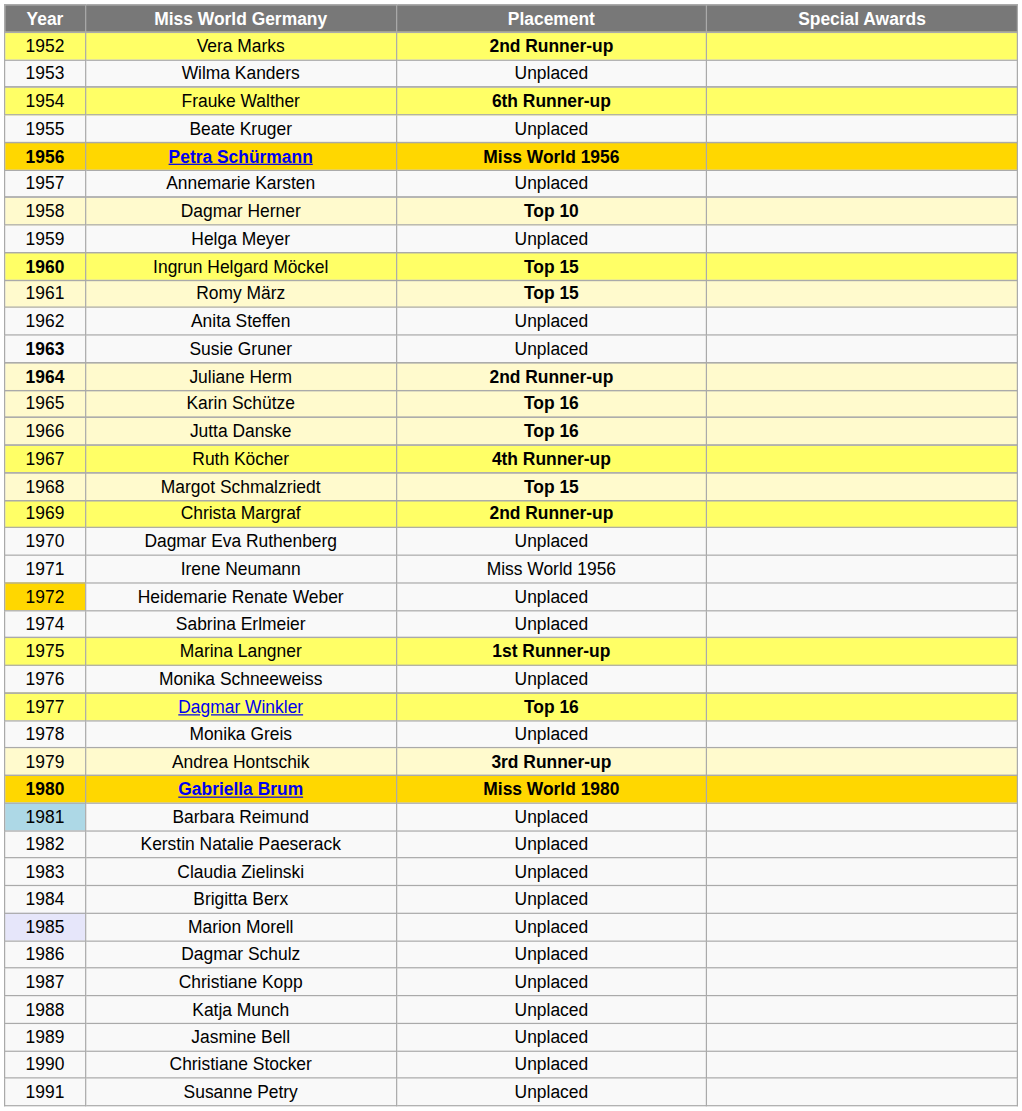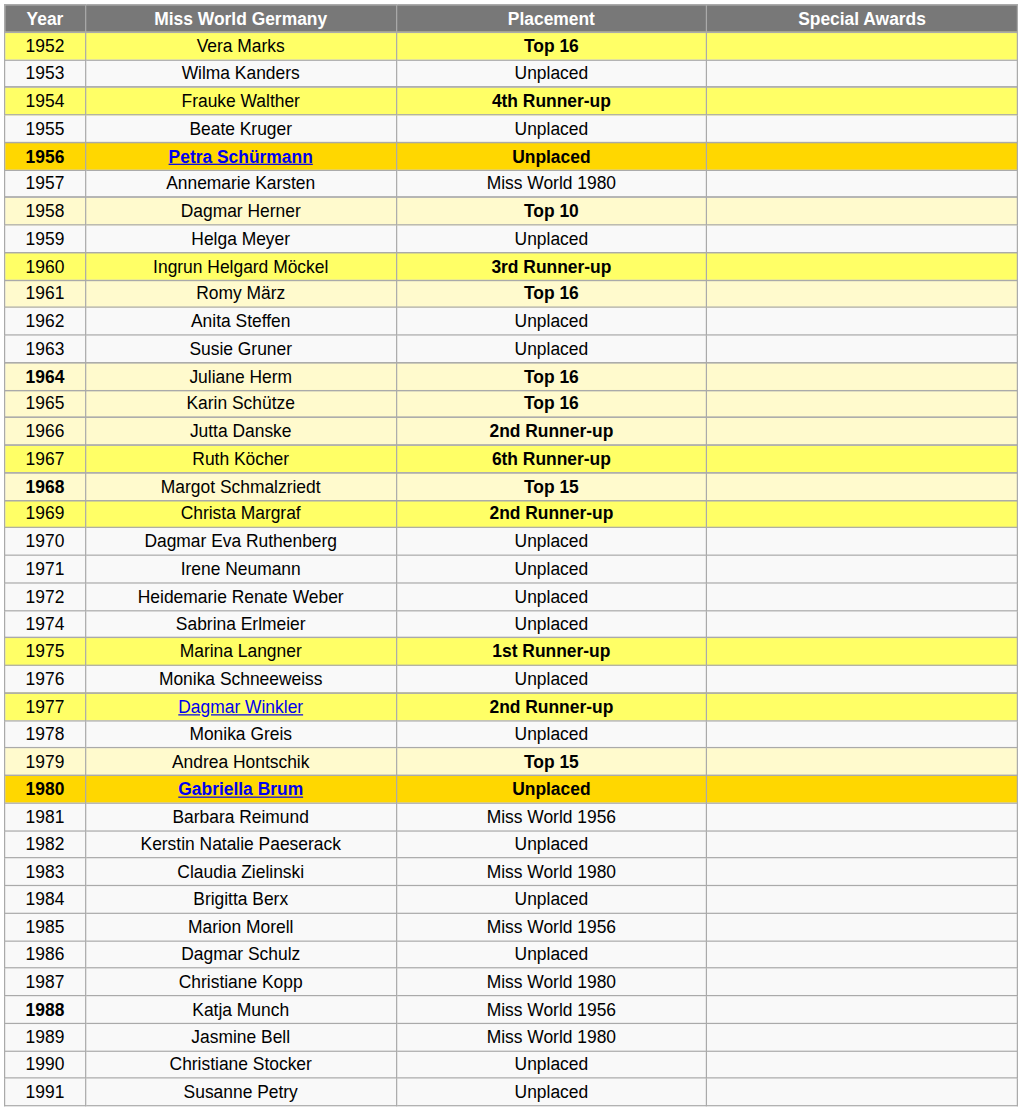(551, 46) 2nd Runner-up -> (551, 46) Top 16
(551, 101) 6th Runner-up -> (551, 101) 4th Runner-up
(551, 156) Miss World 1956 -> (551, 156) Unplaced
(551, 184) Unplaced -> (551, 184) Miss World 1980
(45, 267) bold -> (45, 267) normal
(551, 267) Top 15 -> (551, 267) 3rd Runner-up
(551, 294) Top 15 -> (551, 294) Top 16
(45, 349) bold -> (45, 349) normal
(551, 377) 2nd Runner-up -> (551, 377) Top 16
(551, 432) Top 16 -> (551, 432) 2nd Runner-up
(551, 459) 4th Runner-up -> (551, 459) 6th Runner-up
(45, 487) normal -> (45, 487) bold
(551, 569) Miss World 1956 -> (551, 569) Unplaced
(45, 597) gold background -> (45, 597) no background
(551, 707) Top 16 -> (551, 707) 2nd Runner-up
(551, 762) 3rd Runner-up -> (551, 762) Top 15
(551, 790) Miss World 1980 -> (551, 790) Unplaced
(45, 817) lightblue background -> (45, 817) no background
(551, 817) Unplaced -> (551, 817) Miss World 1956
(551, 872) Unplaced -> (551, 872) Miss World 1980
(45, 927) lavender background -> (45, 927) no background
(551, 927) Unplaced -> (551, 927) Miss World 1956
(551, 982) Unplaced -> (551, 982) Miss World 1980
(45, 1010) normal -> (45, 1010) bold
(551, 1010) Unplaced -> (551, 1010) Miss World 1956
(551, 1037) Unplaced -> (551, 1037) Miss World 1980
